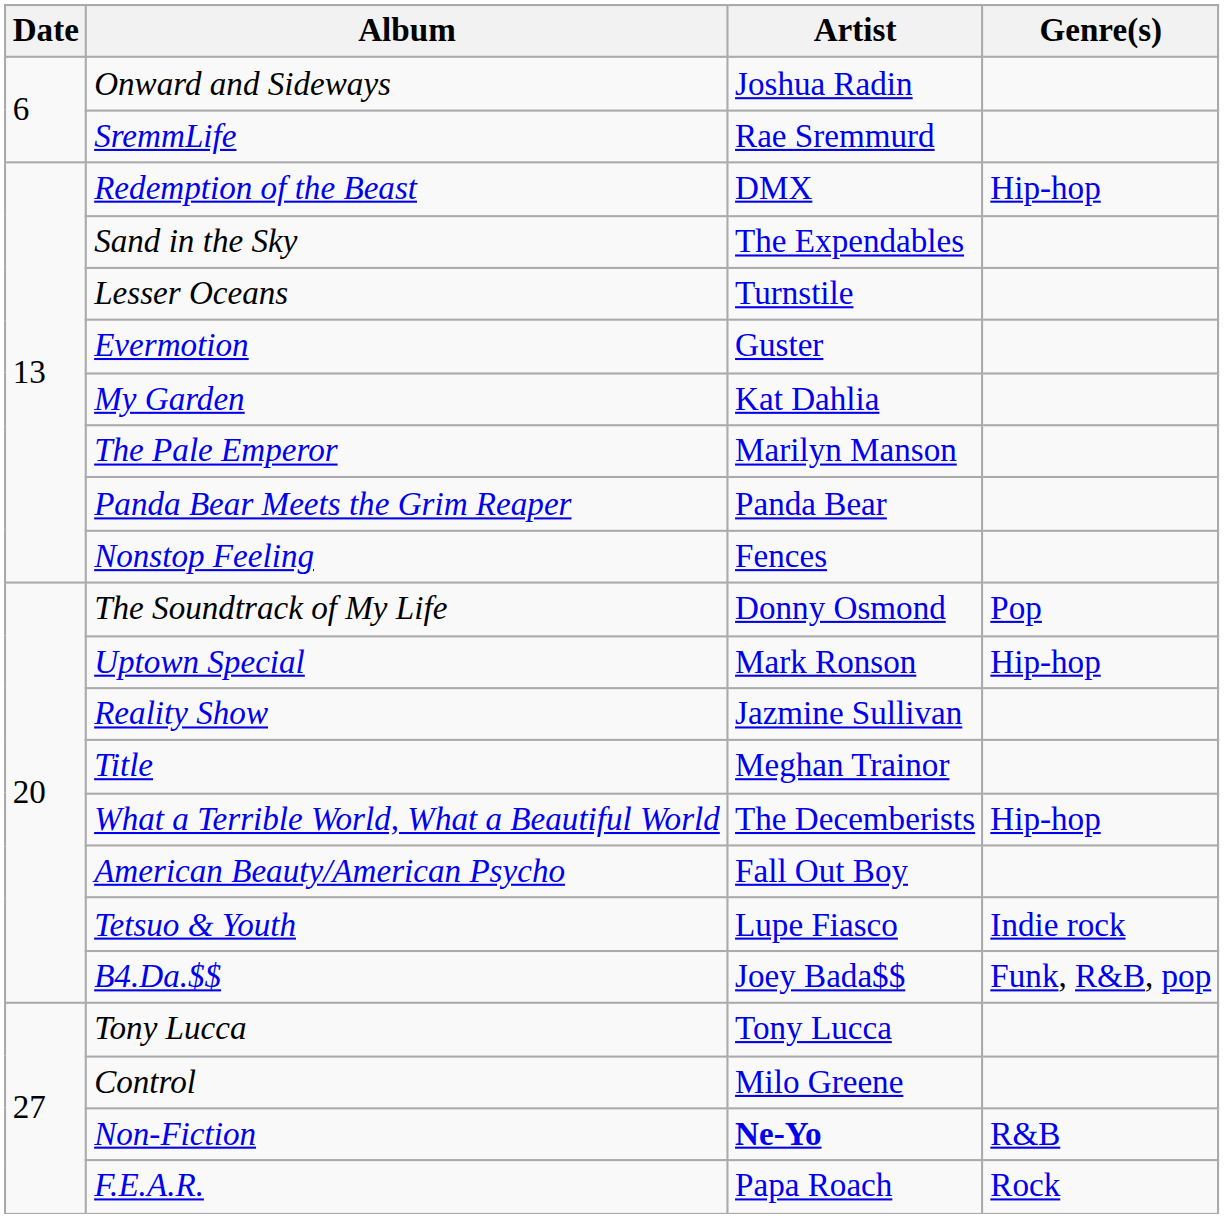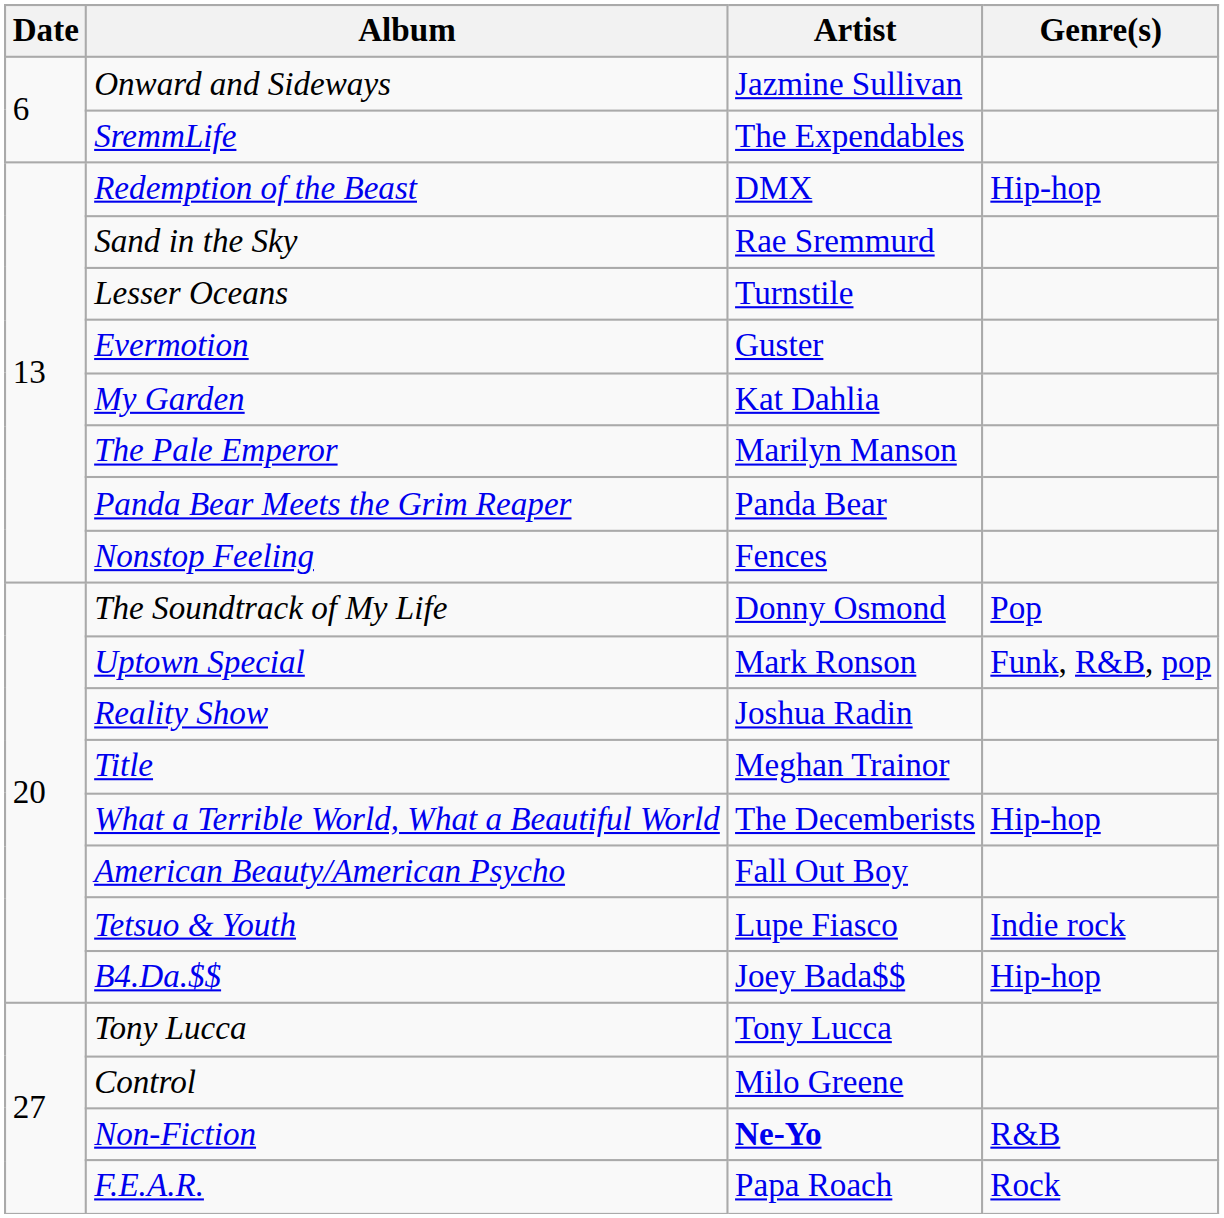(824, 83) Joshua Radin -> (849, 83) Jazmine Sullivan
(835, 135) Rae Sremmurd -> (850, 135) The Expendables
(850, 240) The Expendables -> (835, 240) Rae Sremmurd
(1046, 661) Hip-hop -> (1101, 661) Funk, R&B, pop
(849, 713) Jazmine Sullivan -> (824, 713) Joshua Radin
(1101, 976) Funk, R&B, pop -> (1046, 976) Hip-hop
